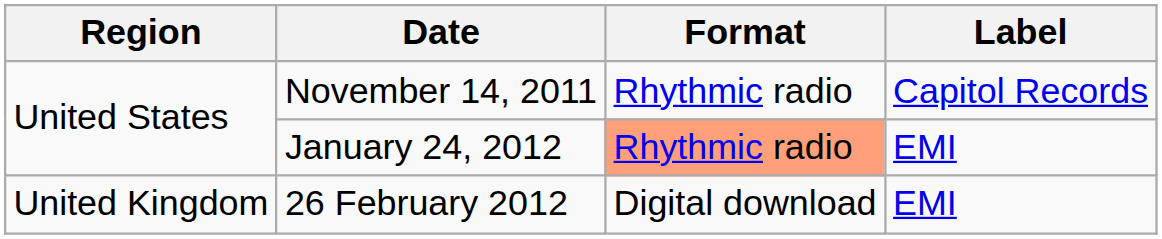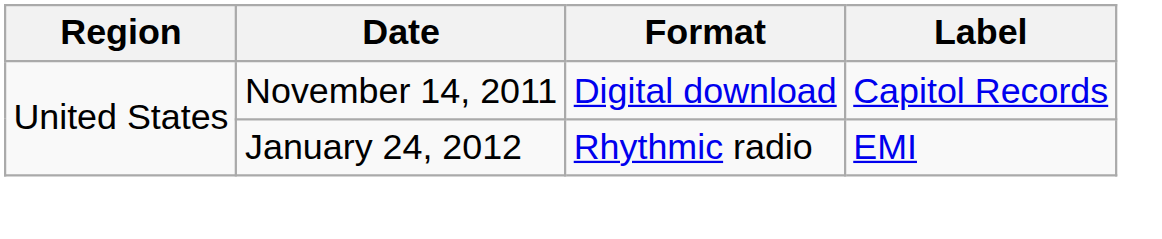(733, 89) Rhythmic radio -> (705, 89) Digital download
(733, 146) lightsalmon background -> (693, 146) no background
- row: (426, 203)
